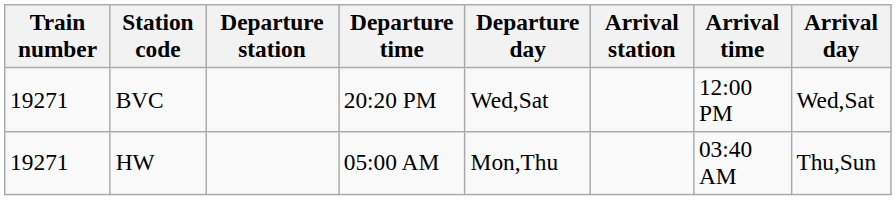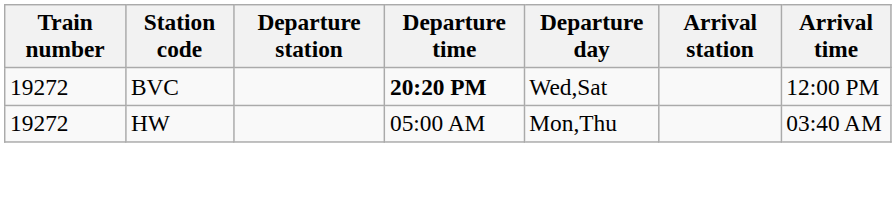- column: (841, 36)
(39, 99) 19271 -> (39, 86) 19272
(390, 99) normal -> (438, 86) bold
(39, 162) 19271 -> (39, 123) 19272
